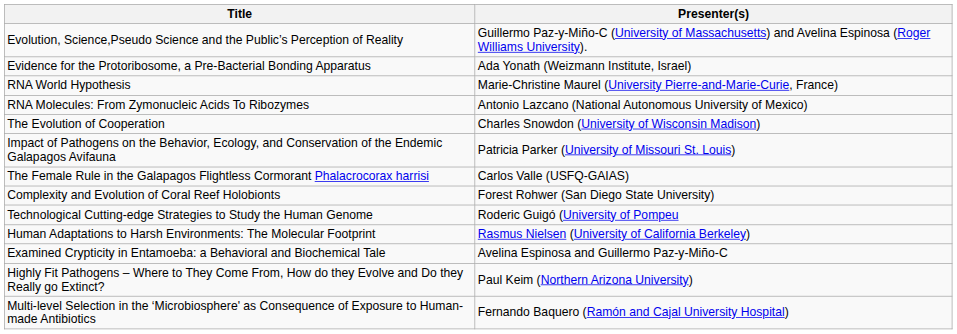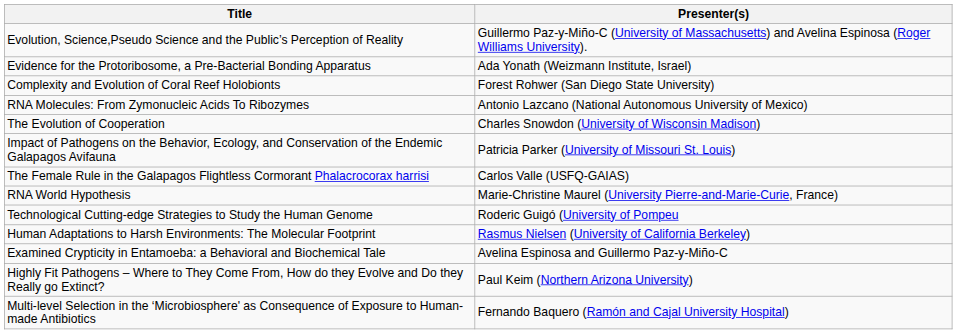rows swapped: (69, 85) <-> (144, 195)
